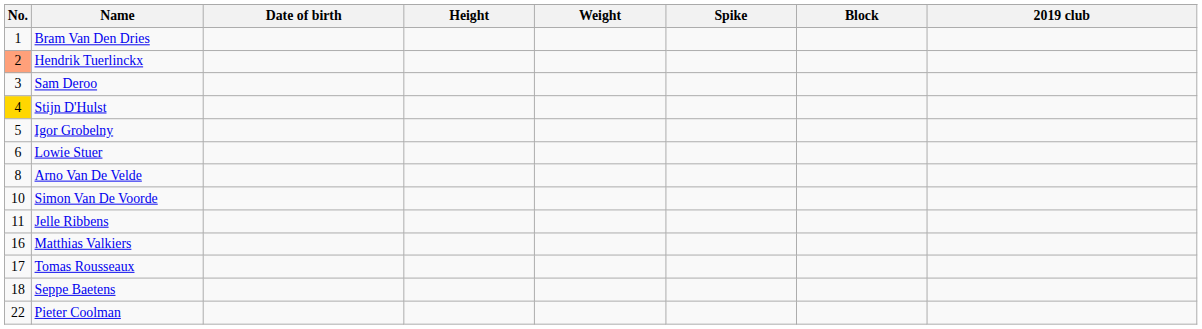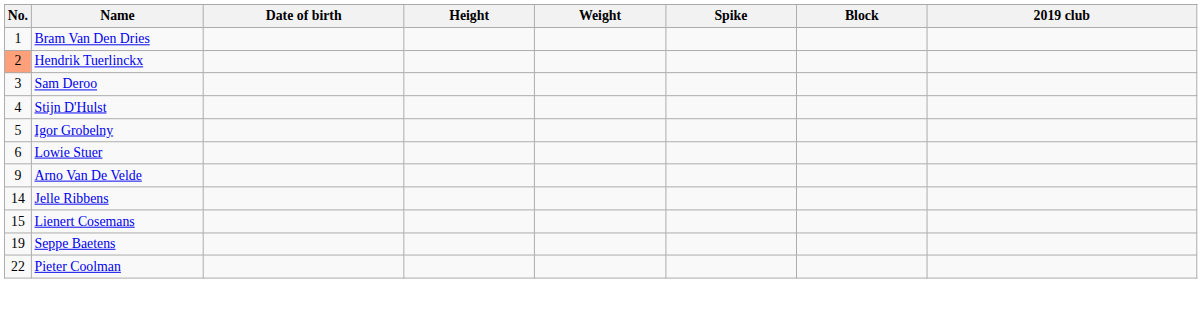(18, 107) gold background -> (18, 107) no background
(18, 175) 8 -> (18, 175) 9
- row: (96, 198)
(18, 221) 11 -> (18, 198) 14
+ row: (85, 221)
- row: (83, 244)
- row: (85, 267)
(18, 289) 18 -> (18, 244) 19
